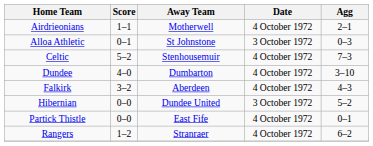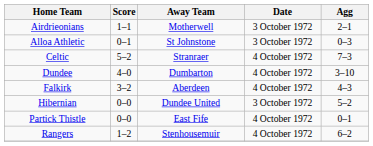(282, 27) 4 October 1972 -> (282, 27) 3 October 1972
(191, 57) Stenhousemuir -> (191, 57) Stranraer
(191, 133) Stranraer -> (191, 133) Stenhousemuir
